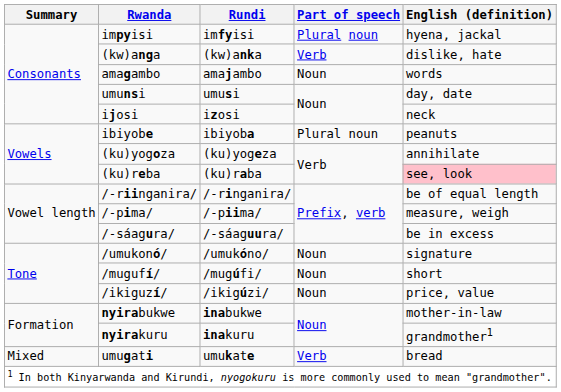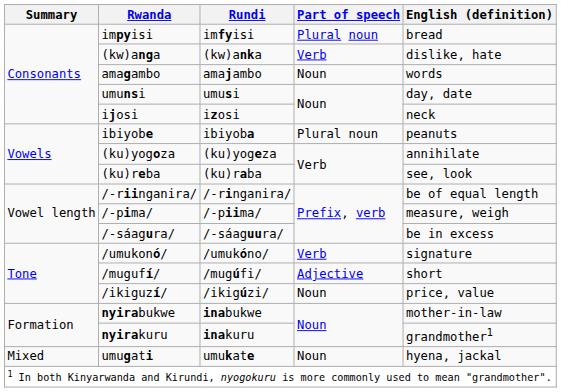(454, 34) hyena, jackal -> (424, 34) bread
(439, 174) pink background -> (439, 174) no background
(312, 253) Noun -> (312, 253) Verb
(312, 273) Noun -> (330, 273) Adjective
(312, 356) Verb -> (312, 356) Noun
(424, 356) bread -> (454, 356) hyena, jackal
